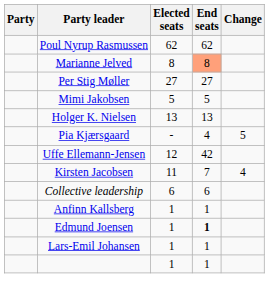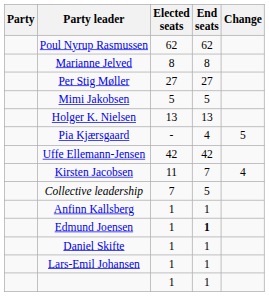(207, 63) lightsalmon background -> (207, 63) no background
(172, 154) 12 -> (172, 154) 42
(172, 191) 6 -> (172, 191) 7
(207, 191) 6 -> (207, 191) 5
+ row: (94, 245)
